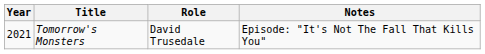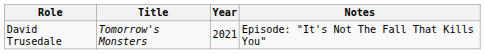columns swapped: (19, 13) <-> (194, 13)
